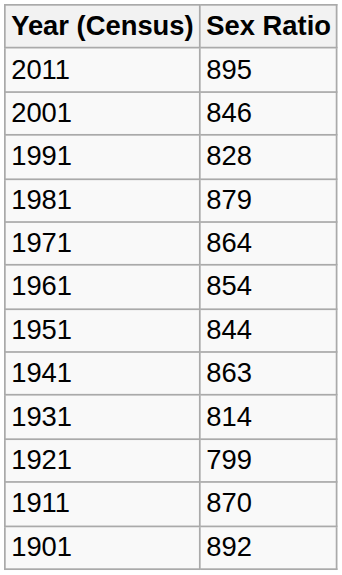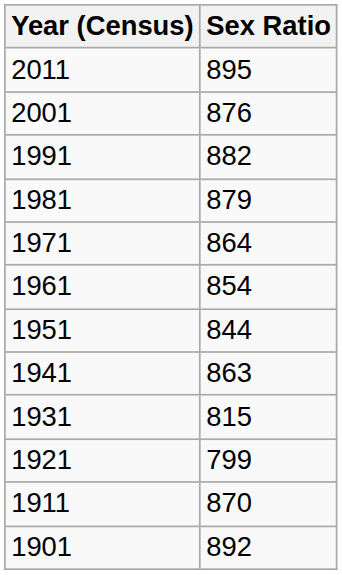(229, 112) 846 -> (229, 112) 876
(229, 156) 828 -> (229, 156) 882
(229, 416) 814 -> (229, 416) 815
